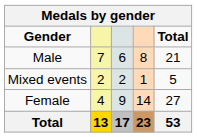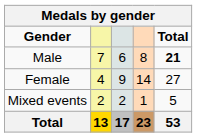(173, 58) normal -> (173, 58) bold
rows swapped: (47, 100) <-> (47, 79)
